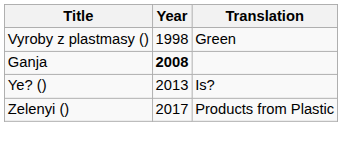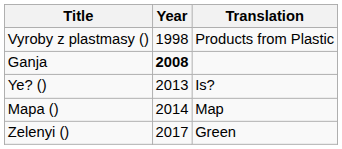(216, 39) Green -> (265, 39) Products from Plastic
+ row: (33, 109)
(265, 109) Products from Plastic -> (216, 132) Green
